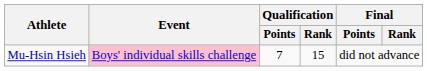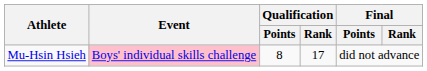(280, 56) 7 -> (280, 56) 8
(318, 56) 15 -> (318, 56) 17
